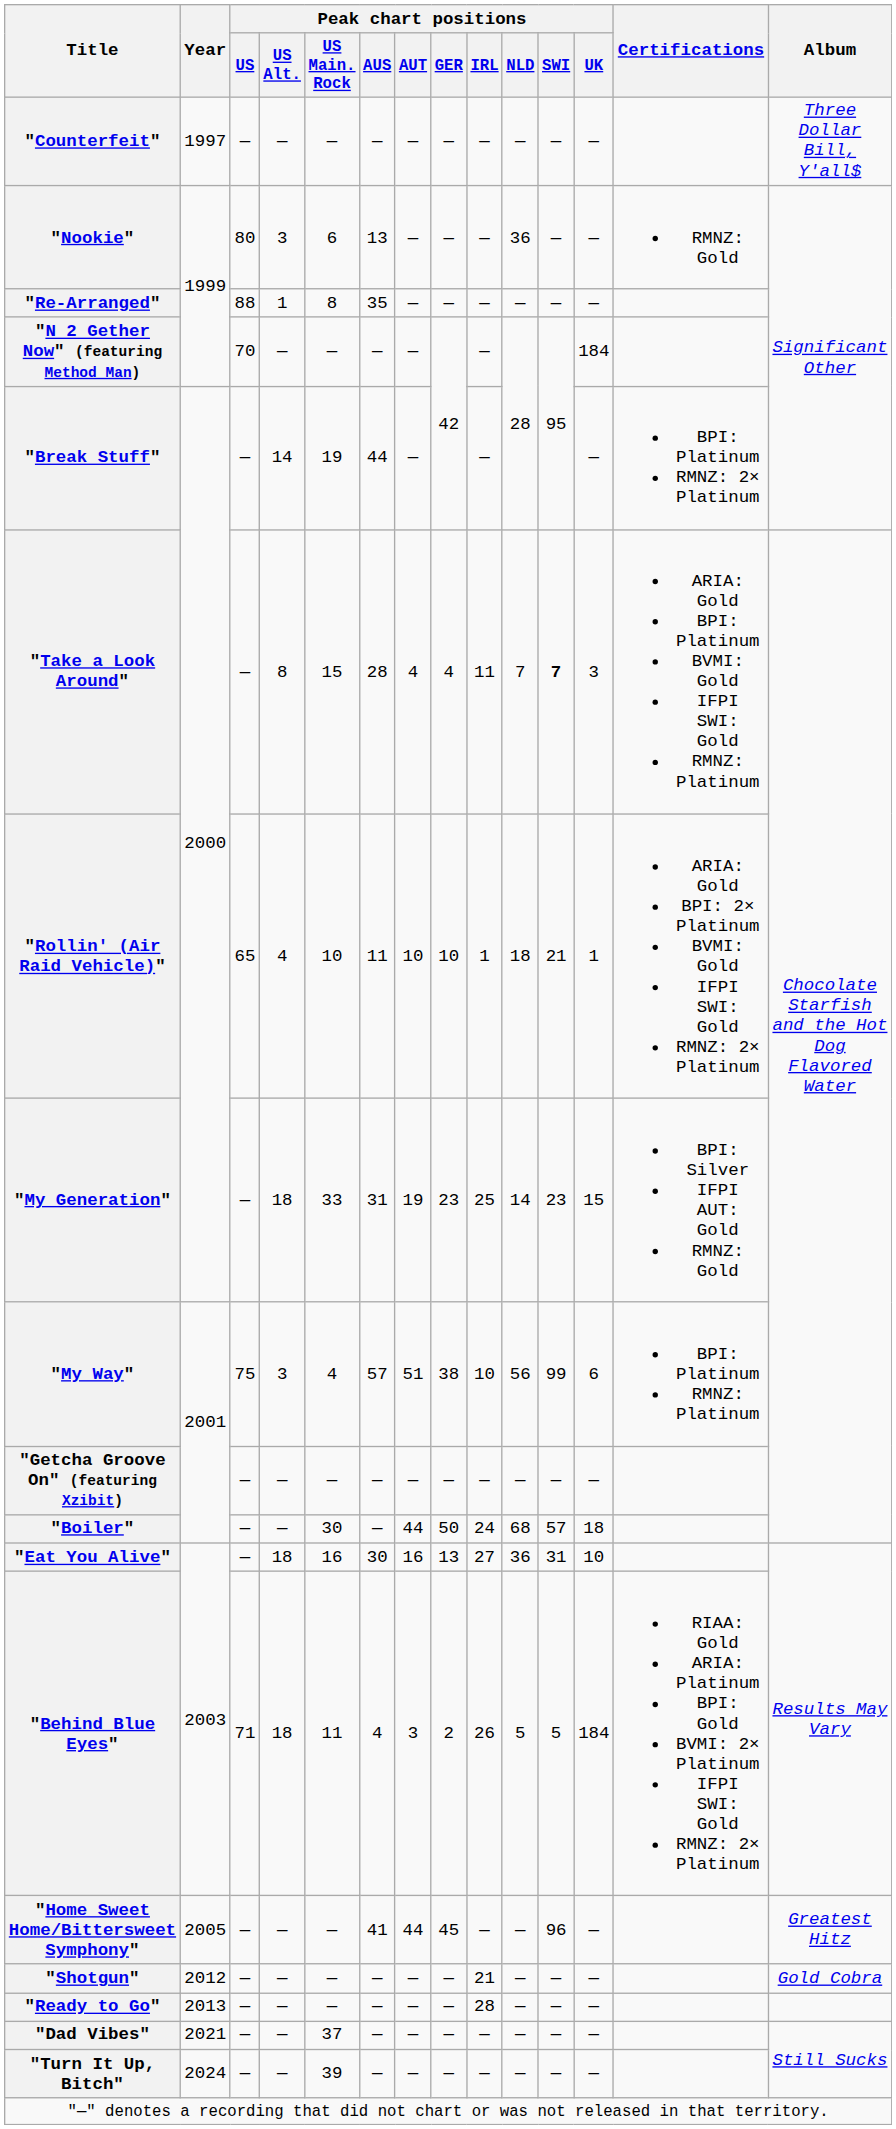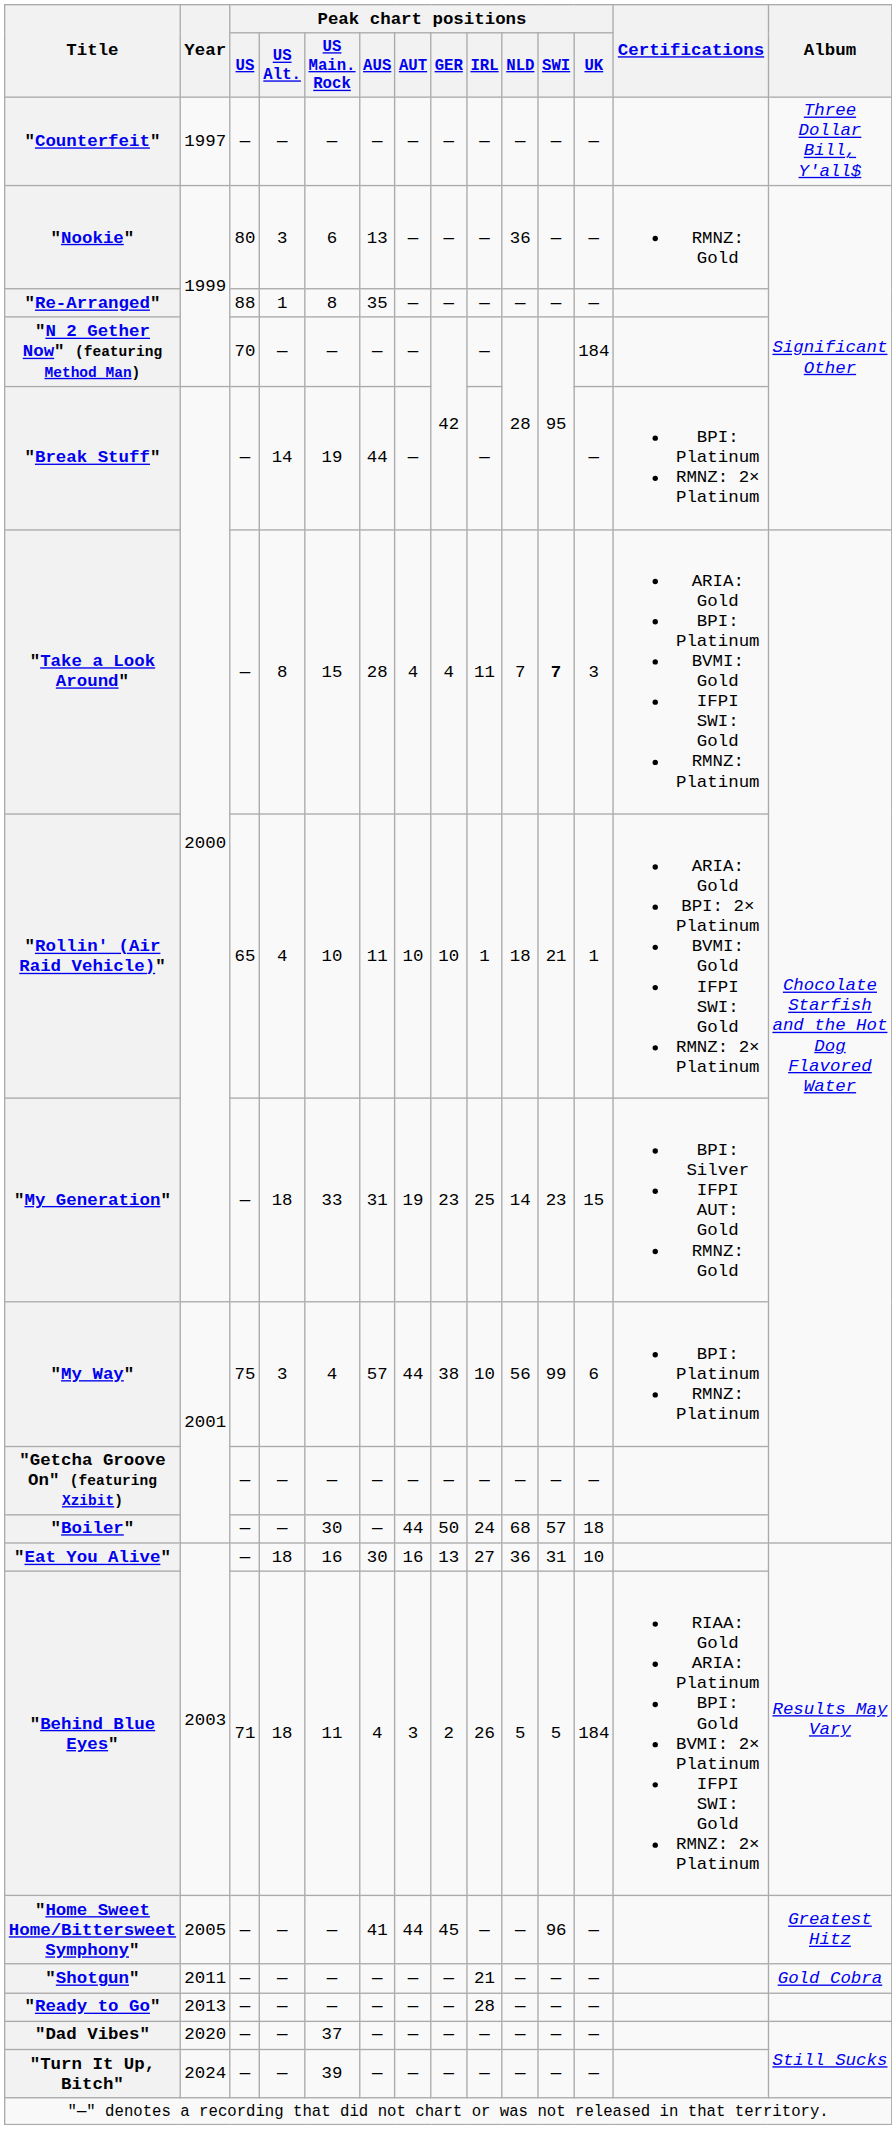(413, 1374) 51 -> (413, 1374) 44
(205, 1979) 2012 -> (205, 1979) 2011
(205, 2035) 2021 -> (205, 2035) 2020
